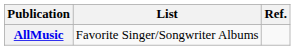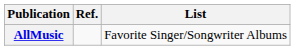columns swapped: (167, 14) <-> (276, 14)
